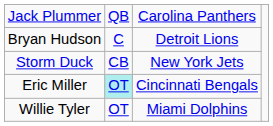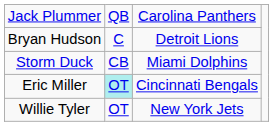(197, 62) New York Jets -> (197, 62) Miami Dolphins
(197, 109) Miami Dolphins -> (197, 109) New York Jets
